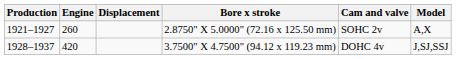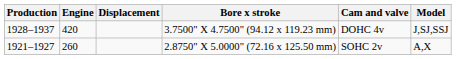rows swapped: (250, 29) <-> (250, 46)
